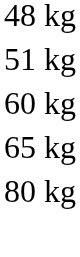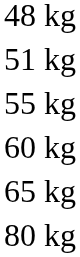+ row: (40, 103)
